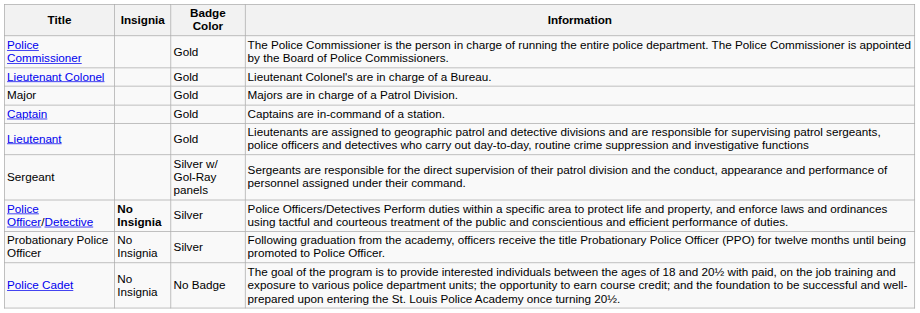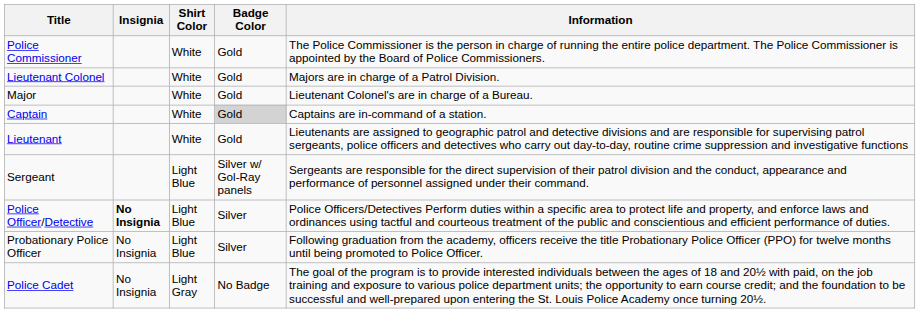+ column: (192, 20)
(369, 77) Lieutenant Colonel's are in charge of a Bureau. -> (394, 77) Majors are in charge of a Patrol Division.
(353, 95) Majors are in charge of a Patrol Division. -> (411, 95) Lieutenant Colonel's are in charge of a Bureau.
(186, 114) no background -> (230, 114) lightgrey background
